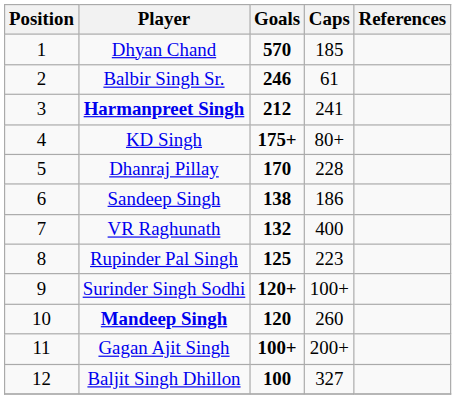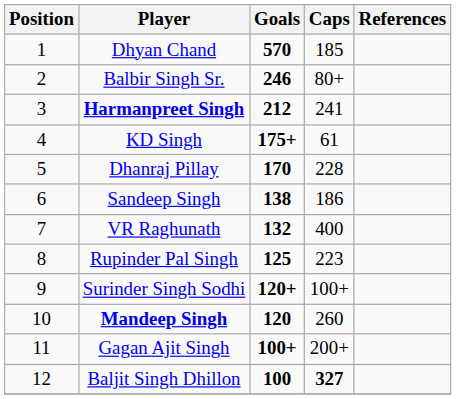(329, 79) 61 -> (329, 79) 80+
(329, 139) 80+ -> (329, 139) 61
(329, 378) normal -> (329, 378) bold
